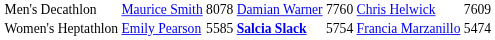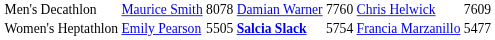(220, 28) 5585 -> (220, 28) 5505
(477, 28) 5474 -> (477, 28) 5477
